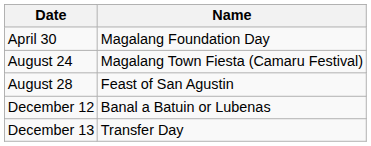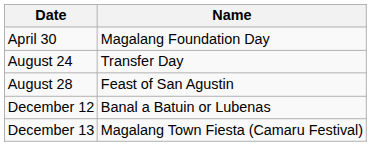(232, 61) Magalang Town Fiesta (Camaru Festival) -> (142, 61) Transfer Day
(142, 130) Transfer Day -> (232, 130) Magalang Town Fiesta (Camaru Festival)
